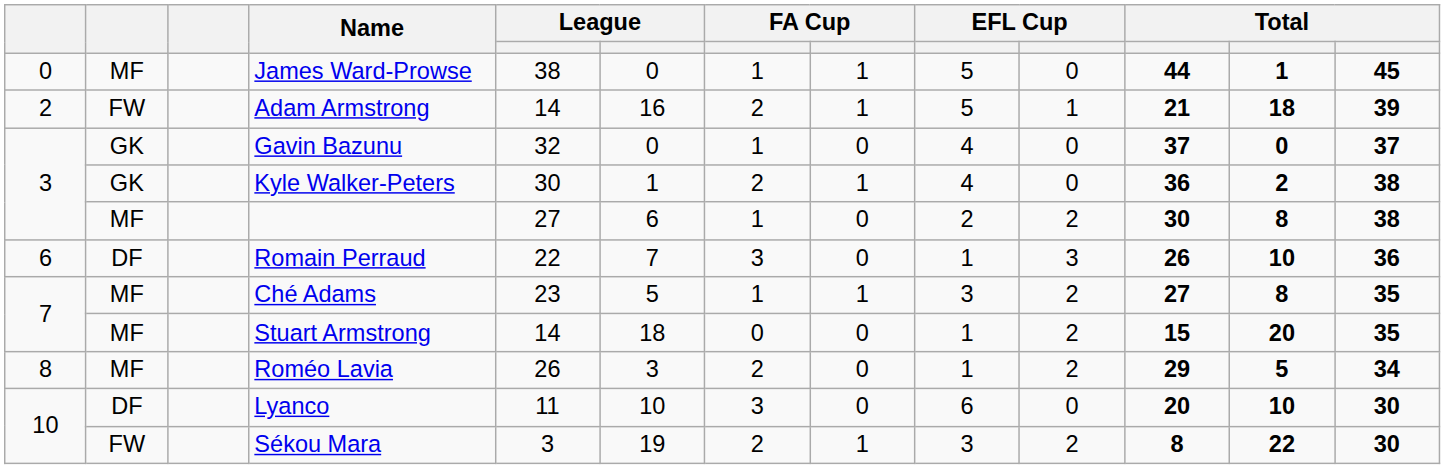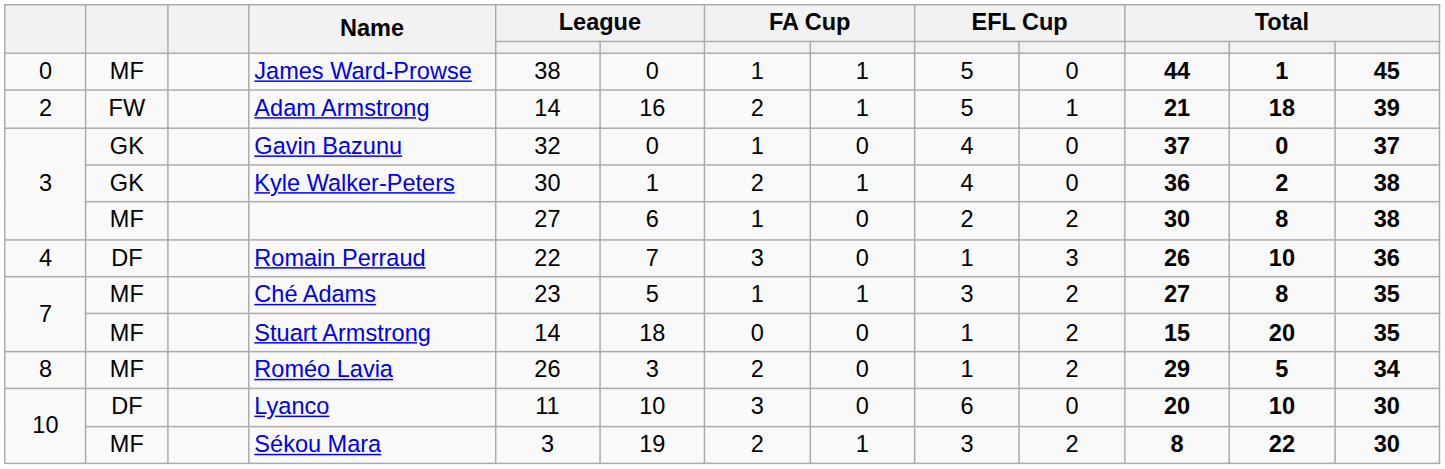(45, 257) 6 -> (45, 257) 4
(127, 444) FW -> (127, 444) MF
